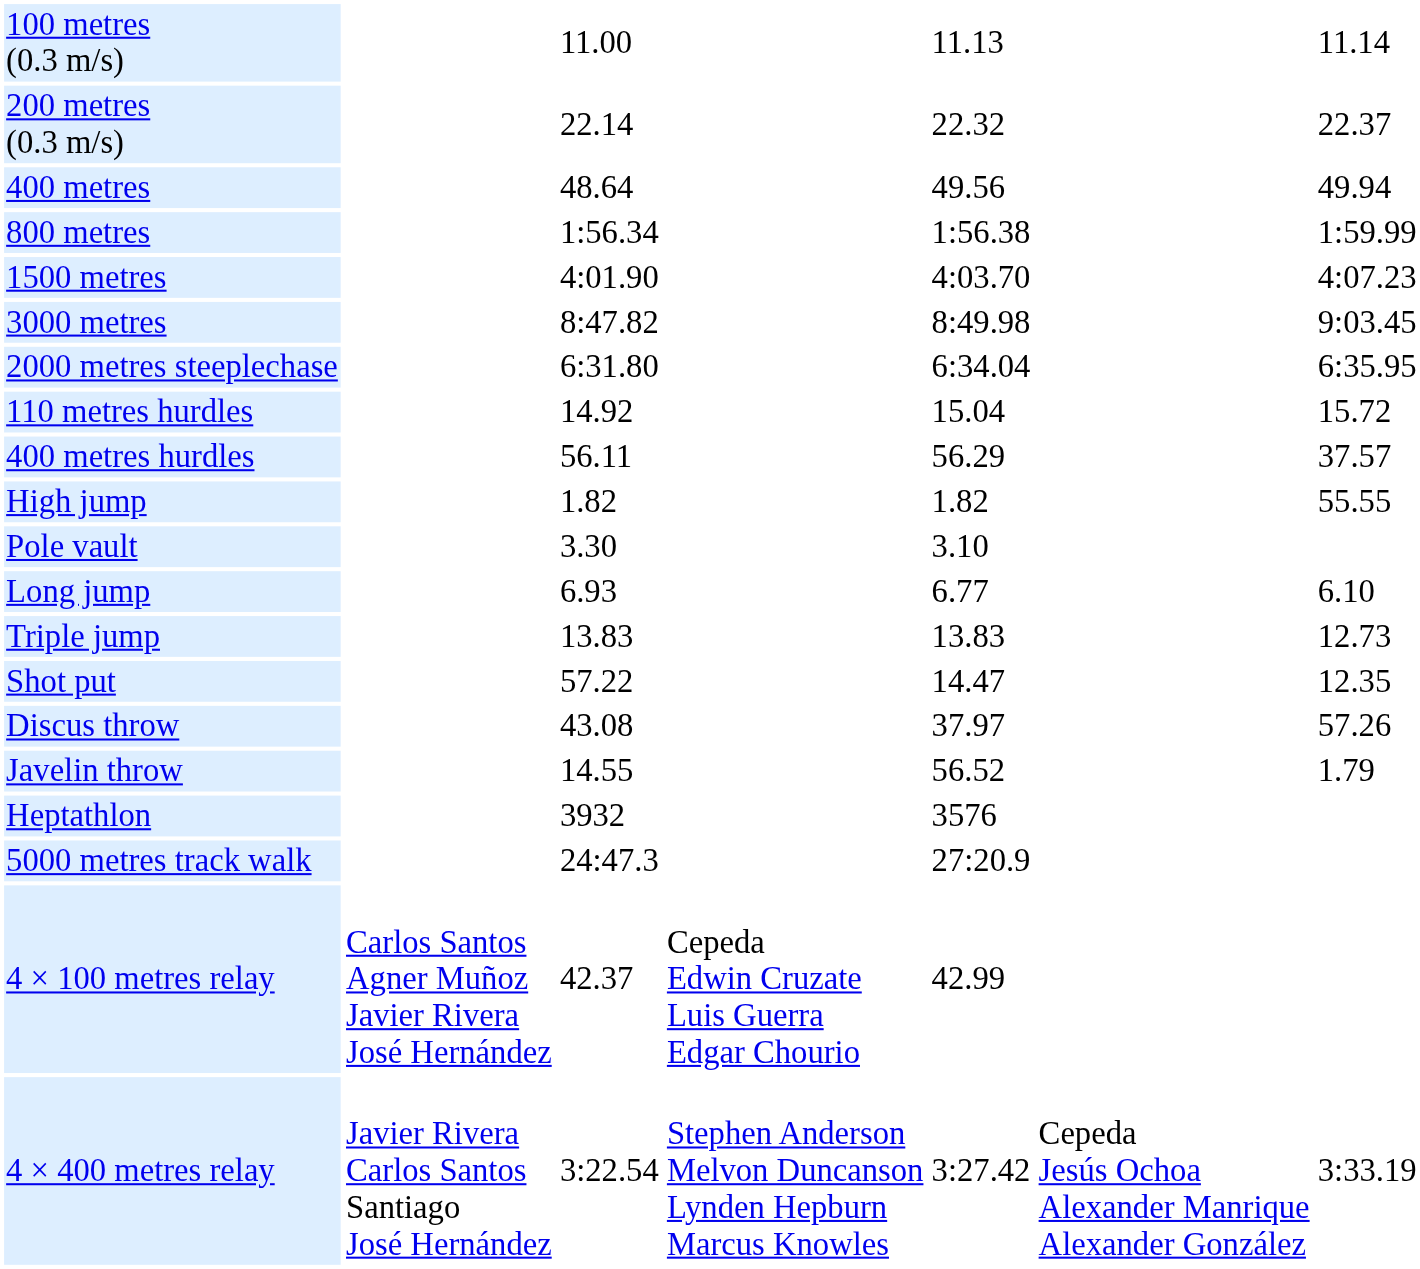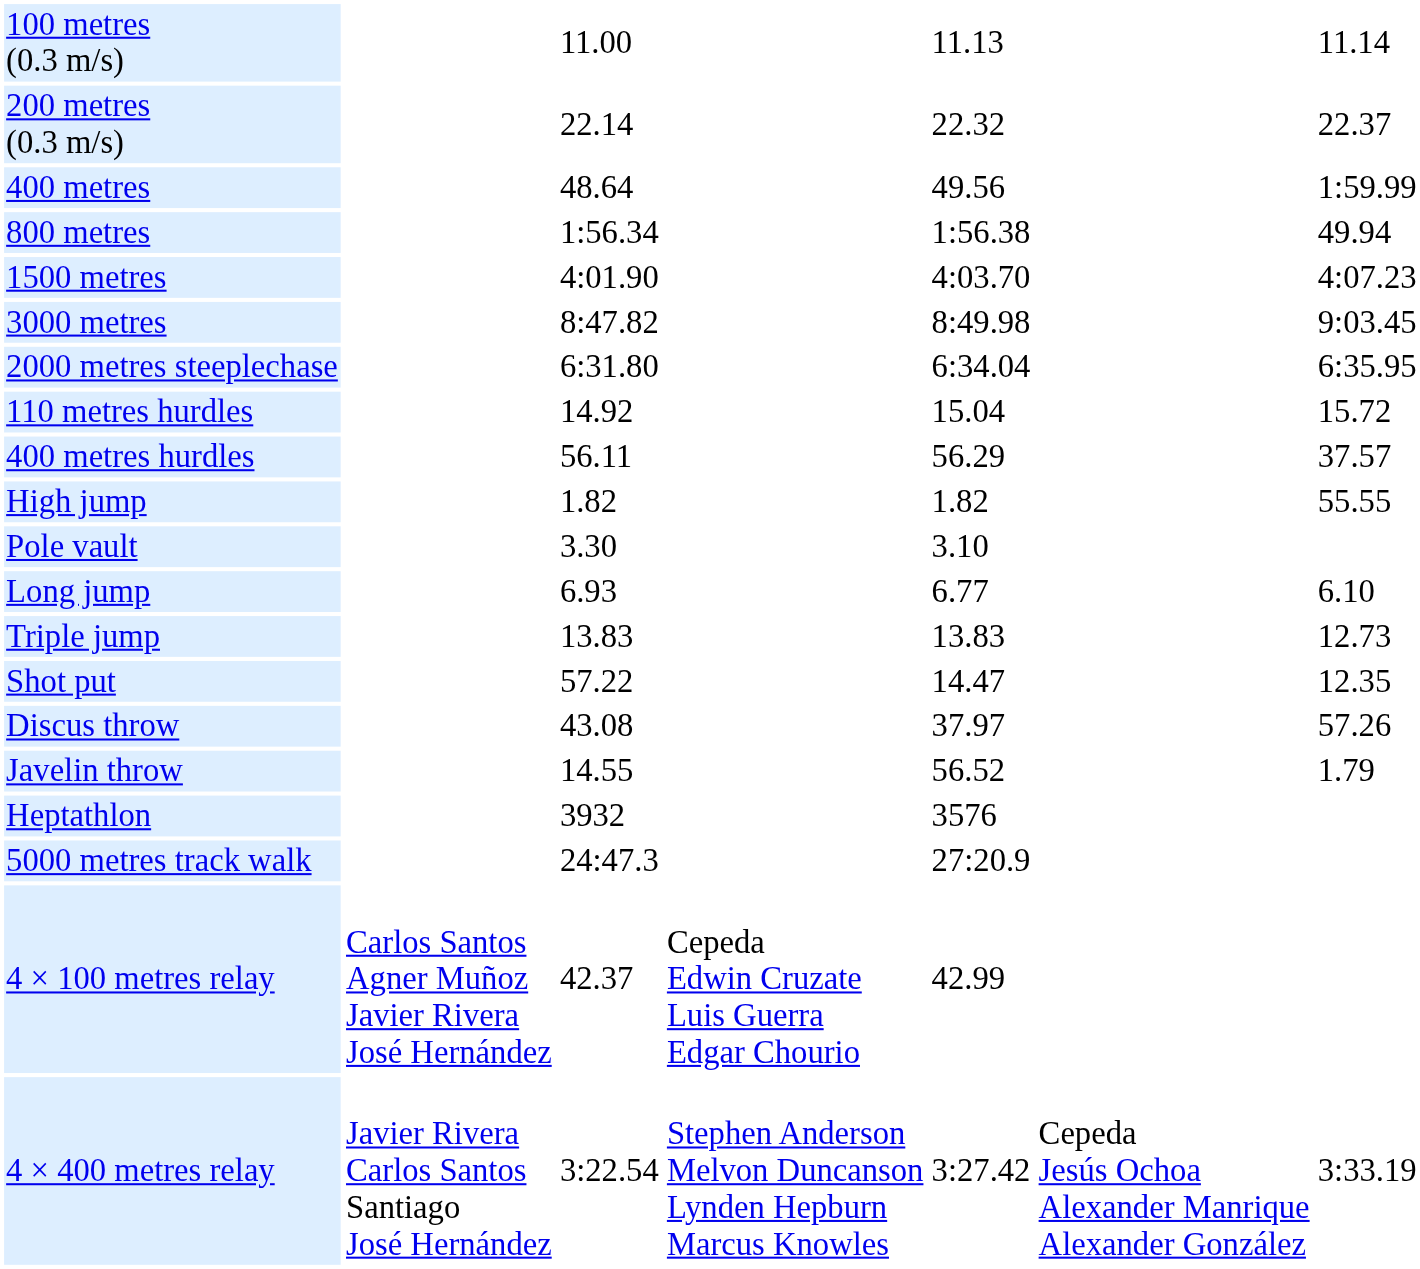(1354, 187) 49.94 -> (1367, 187) 1:59.99
(1367, 232) 1:59.99 -> (1354, 232) 49.94
